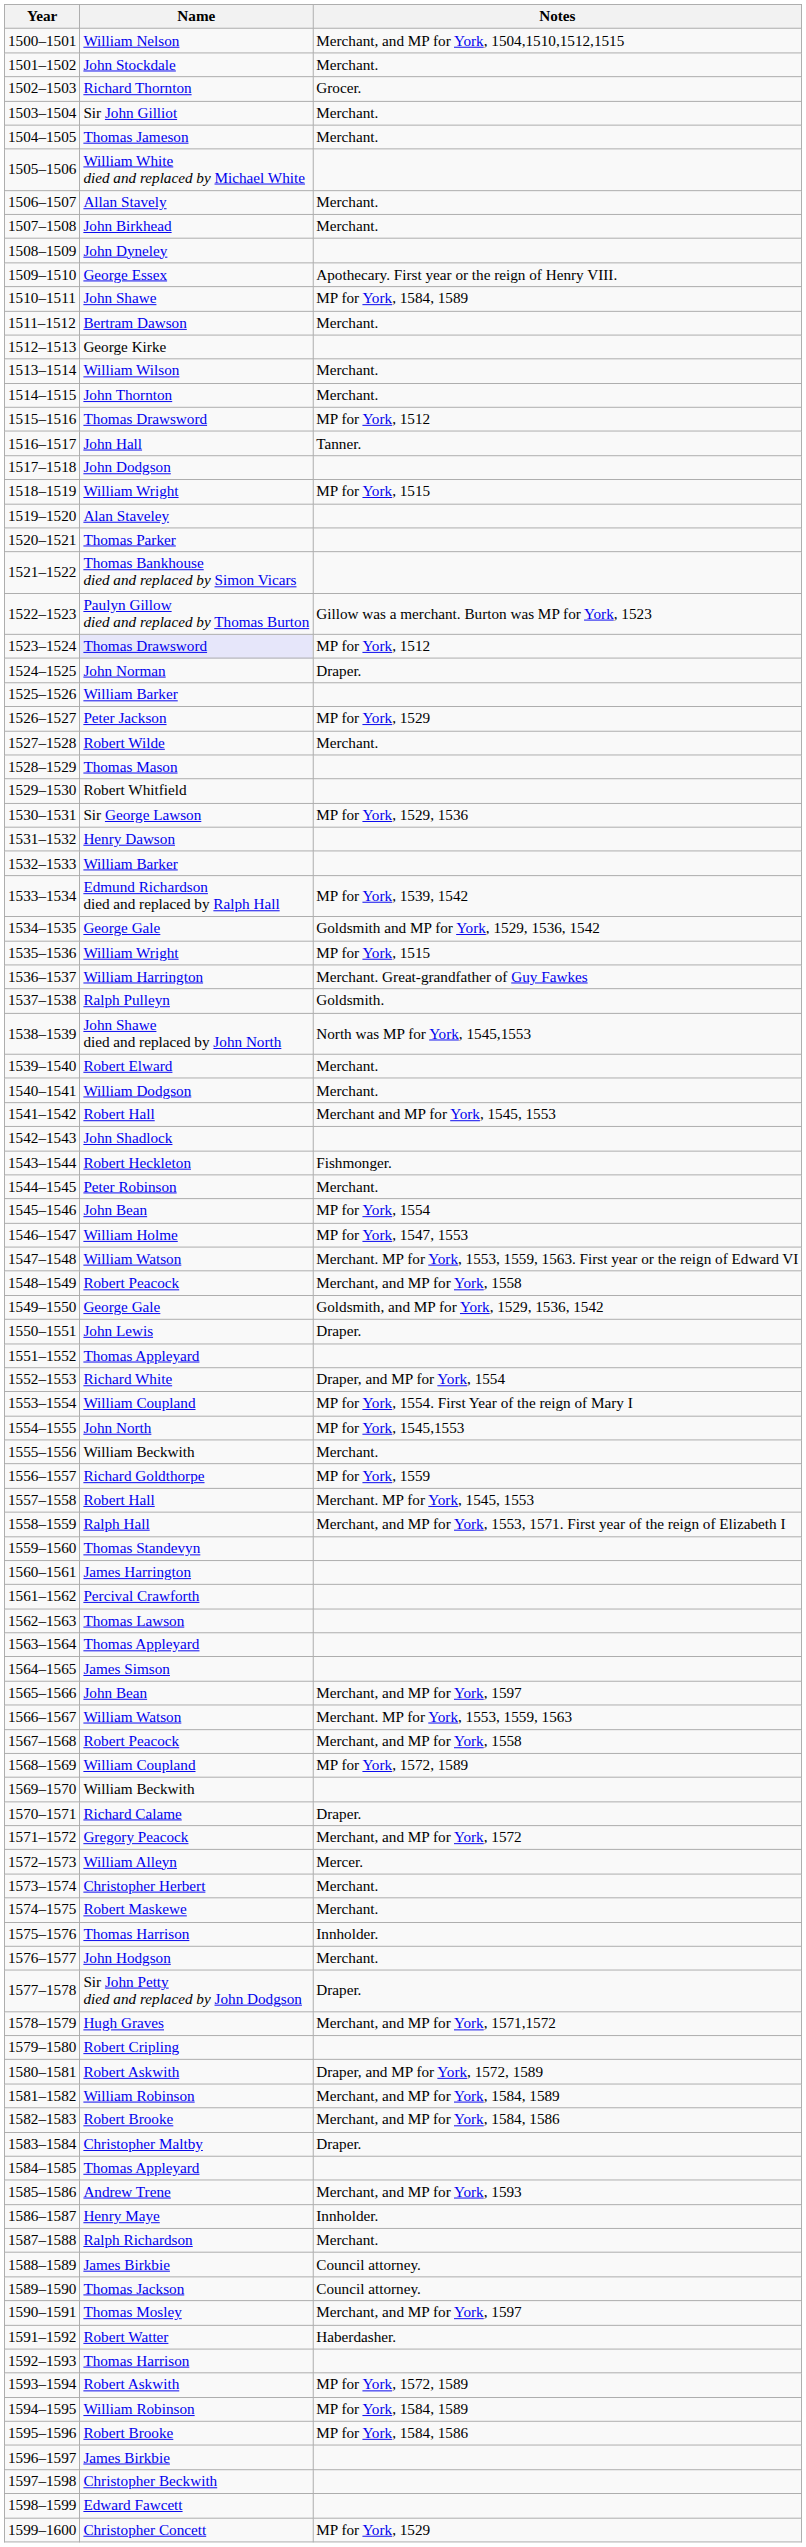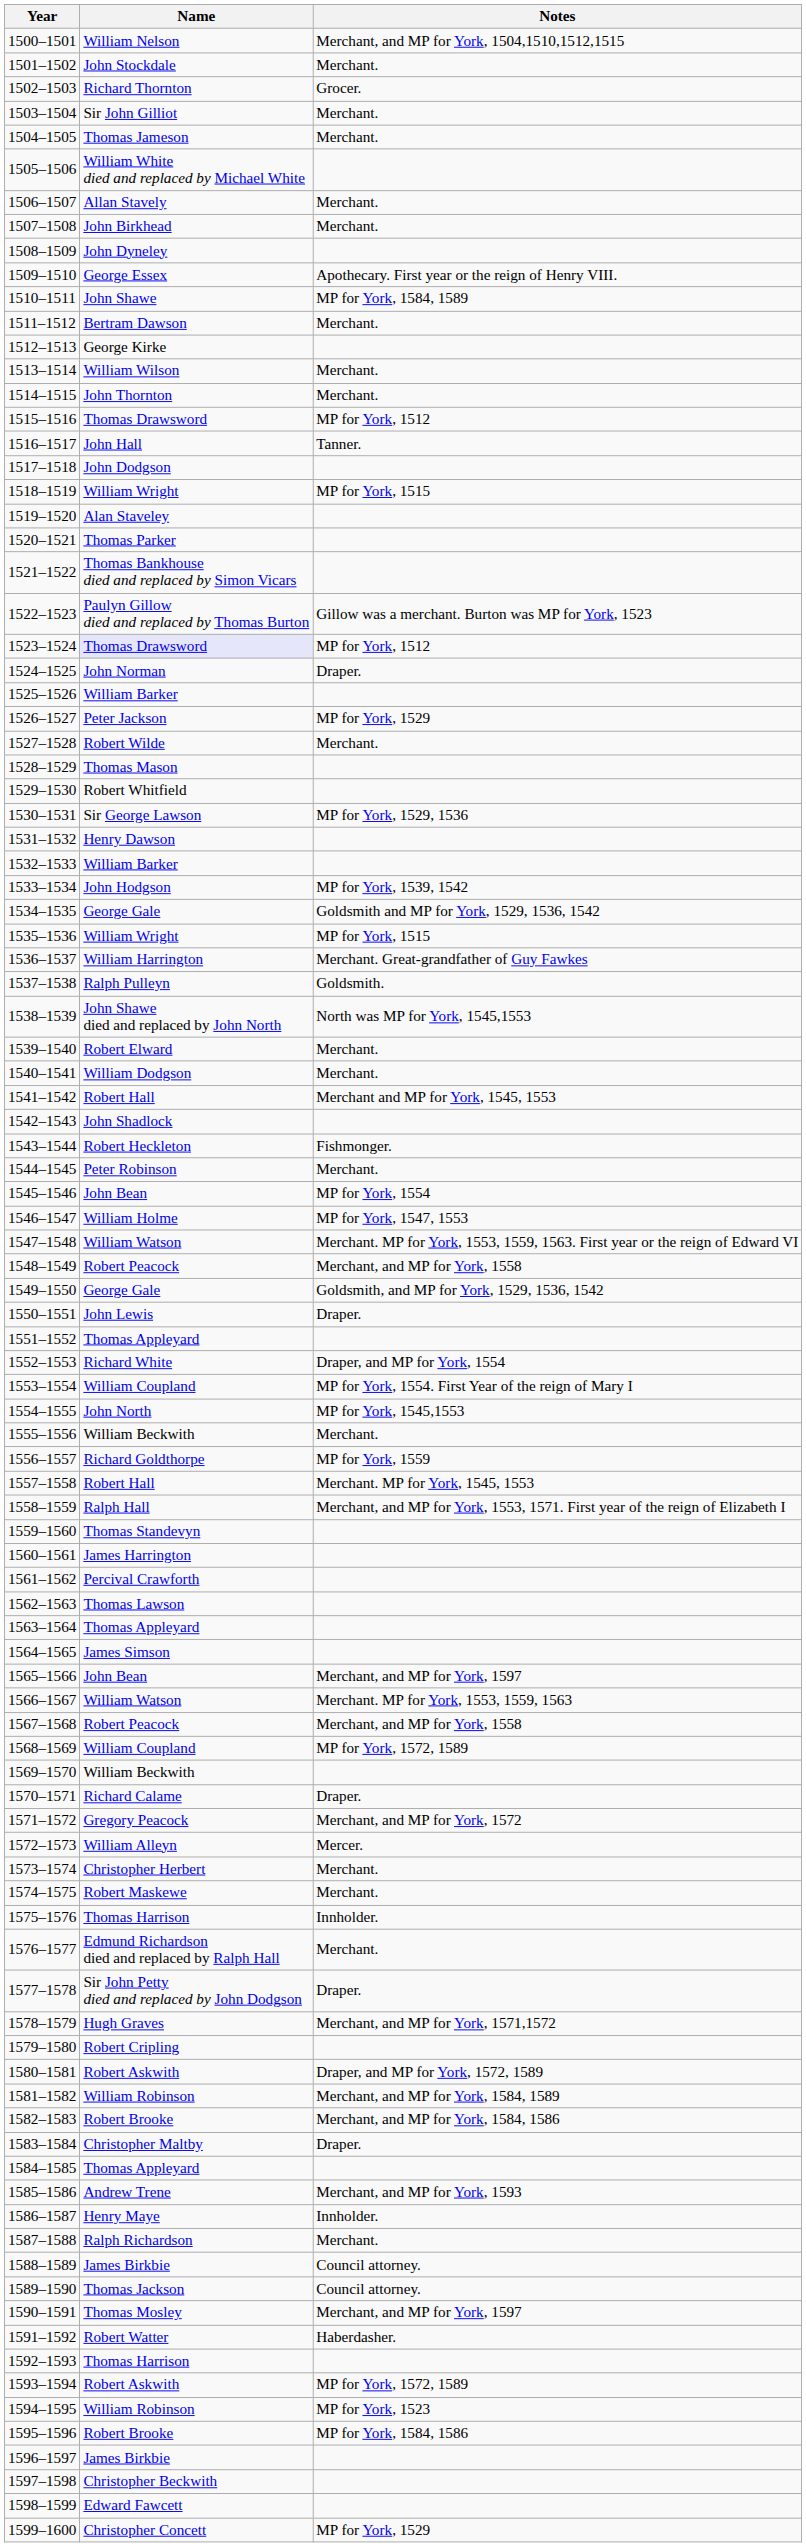(182, 896) Edmund Richardson died and replaced by Ralph Hall -> (127, 887) John Hodgson
(127, 1958) John Hodgson -> (182, 1949) Edmund Richardson died and replaced by Ralph Hall
(392, 2409) MP for York, 1584, 1589 -> (373, 2409) MP for York, 1523
